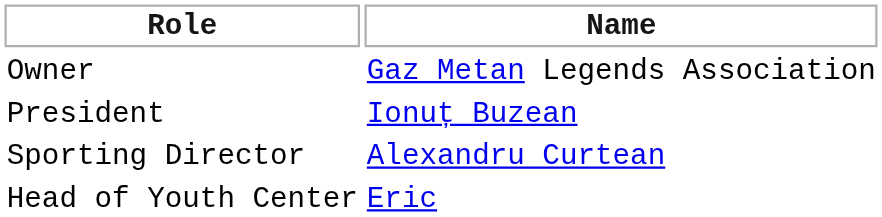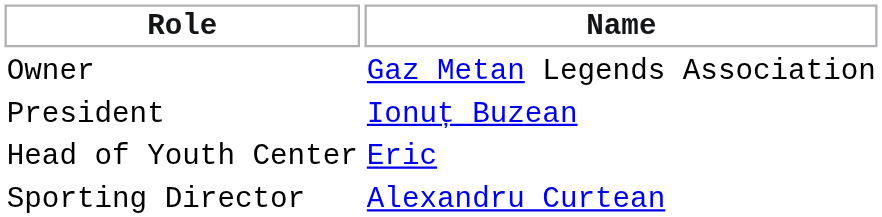rows swapped: (156, 156) <-> (182, 199)
